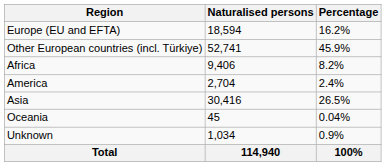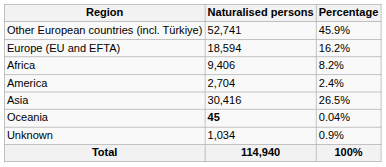rows swapped: (64, 30) <-> (105, 48)
(214, 118) normal -> (214, 118) bold
